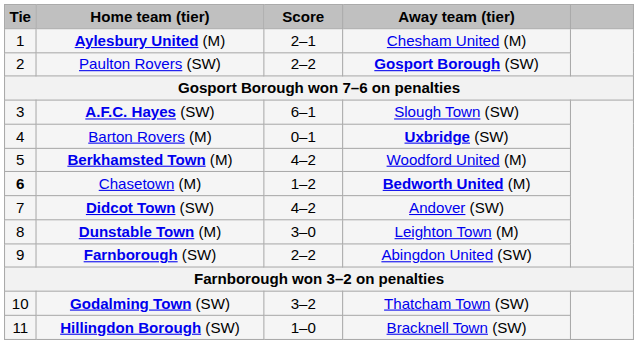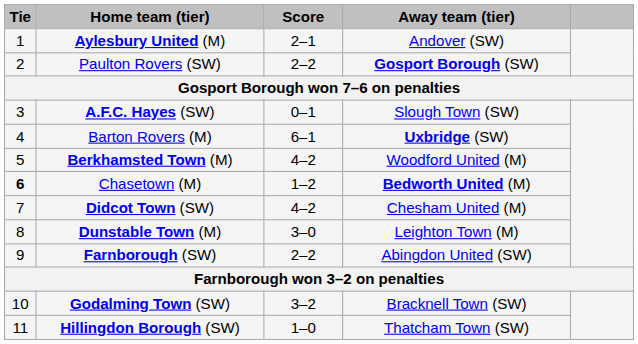(457, 41) Chesham United (M) -> (457, 41) Andover (SW)
(303, 112) 6–1 -> (303, 112) 0–1
(303, 136) 0–1 -> (303, 136) 6–1
(457, 208) Andover (SW) -> (457, 208) Chesham United (M)
(457, 304) Thatcham Town (SW) -> (457, 304) Bracknell Town (SW)
(457, 327) Bracknell Town (SW) -> (457, 327) Thatcham Town (SW)
